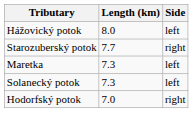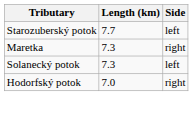- row: (44, 30)
(175, 47) right -> (172, 30) left
(172, 64) left -> (175, 47) right
